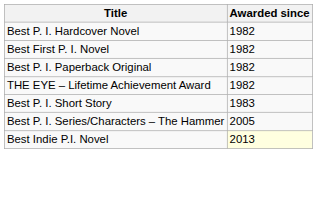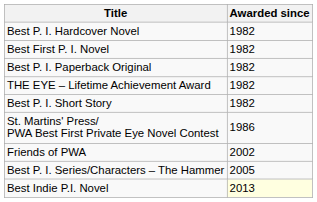(242, 103) 1983 -> (242, 103) 1982
+ row: (113, 127)
+ row: (47, 152)
